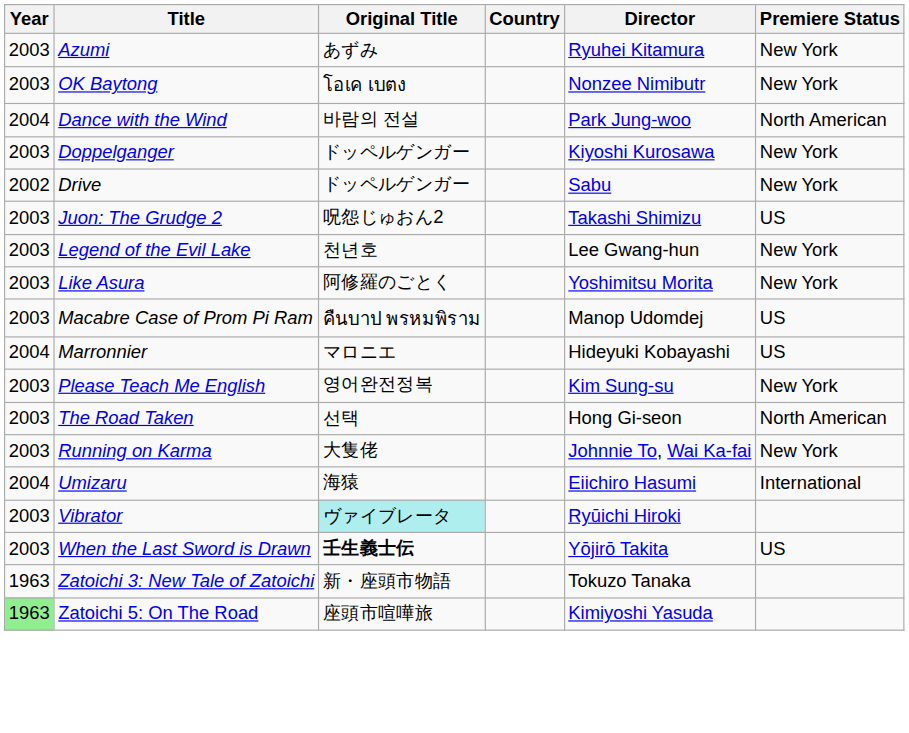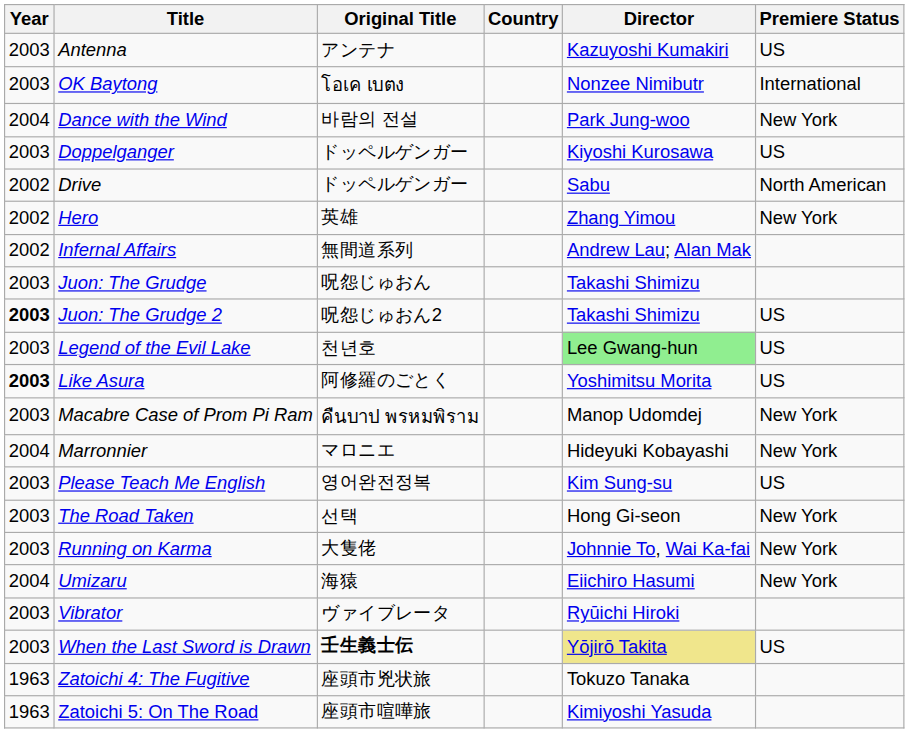+ row: (93, 49)
- row: (84, 49)
(799, 84) New York -> (810, 84) International
(823, 119) North American -> (798, 119) New York
(799, 152) New York -> (772, 152) US
(799, 185) New York -> (823, 185) North American
+ row: (78, 217)
+ row: (117, 250)
+ row: (132, 283)
(29, 217) normal -> (29, 315) bold
(634, 250) no background -> (632, 348) lightgreen background
(799, 250) New York -> (772, 348) US
(29, 283) normal -> (29, 380) bold
(799, 283) New York -> (772, 380) US
(773, 317) US -> (798, 415) New York
(773, 352) US -> (798, 450) New York
(799, 385) New York -> (772, 483) US
(823, 418) North American -> (798, 516) New York
(810, 483) International -> (798, 581) New York
(387, 515) paleturquoise background -> (386, 613) no background
(618, 548) no background -> (617, 646) khaki background
- row: (186, 581)
+ row: (154, 679)
(29, 613) lightgreen background -> (29, 711) no background
